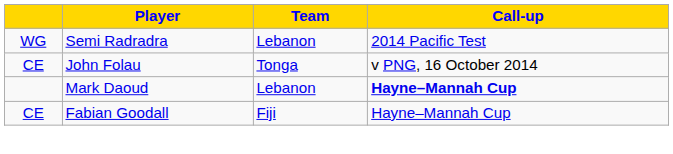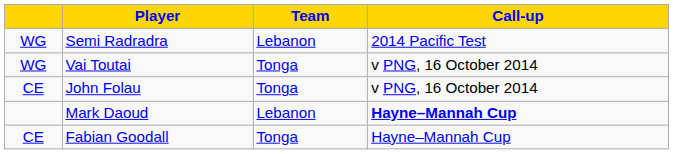+ row: (98, 64)
(266, 112) Fiji -> (277, 137) Tonga
